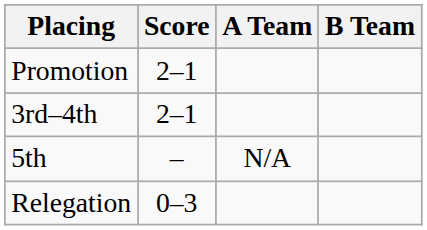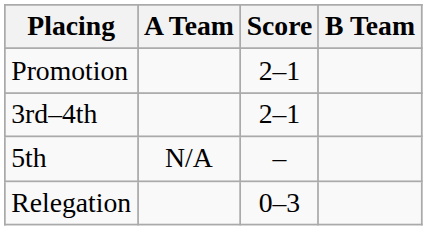columns swapped: (267, 26) <-> (177, 26)
